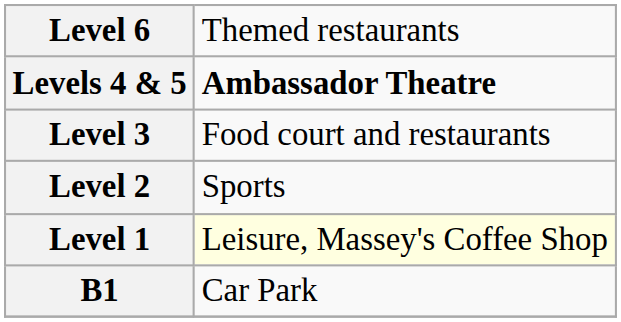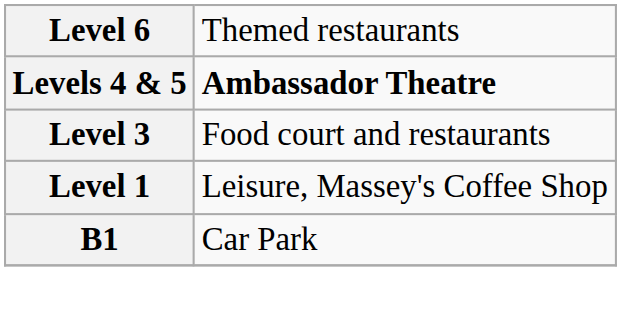- row: (100, 186)
(405, 238) lightyellow background -> (405, 186) no background
